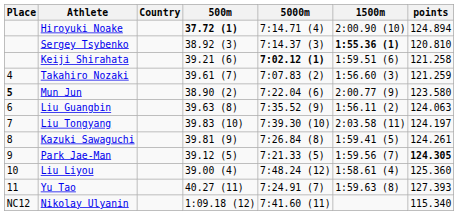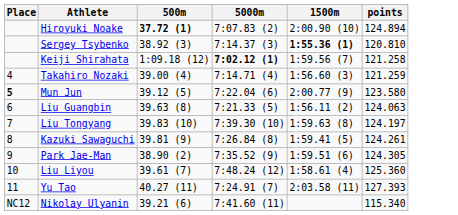- column: (160, 12)
(292, 28) 7:14.71 (4) -> (247, 28) 7:07.83 (2)
(211, 60) 39.21 (6) -> (174, 60) 1:09.18 (12)
(367, 60) 1:59.51 (6) -> (322, 60) 1:59.56 (7)
(211, 76) 39.61 (7) -> (166, 76) 39.00 (4)
(292, 76) 7:07.83 (2) -> (247, 76) 7:14.71 (4)
(211, 92) 38.90 (2) -> (166, 92) 39.12 (5)
(292, 108) 7:35.52 (9) -> (247, 108) 7:21.33 (5)
(370, 124) 2:03.58 (11) -> (322, 124) 1:59.63 (8)
(211, 155) 39.12 (5) -> (166, 155) 38.90 (2)
(292, 155) 7:21.33 (5) -> (247, 155) 7:35.52 (9)
(367, 155) 1:59.56 (7) -> (322, 155) 1:59.51 (6)
(431, 155) bold -> (385, 155) normal
(211, 171) 39.00 (4) -> (166, 171) 39.61 (7)
(367, 187) 1:59.63 (8) -> (325, 187) 2:03.58 (11)
(220, 203) 1:09.18 (12) -> (166, 203) 39.21 (6)
